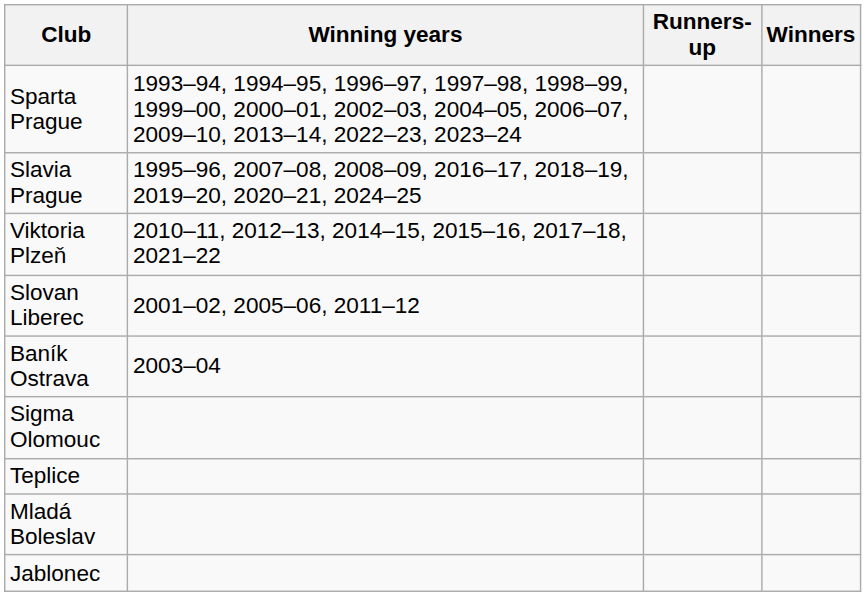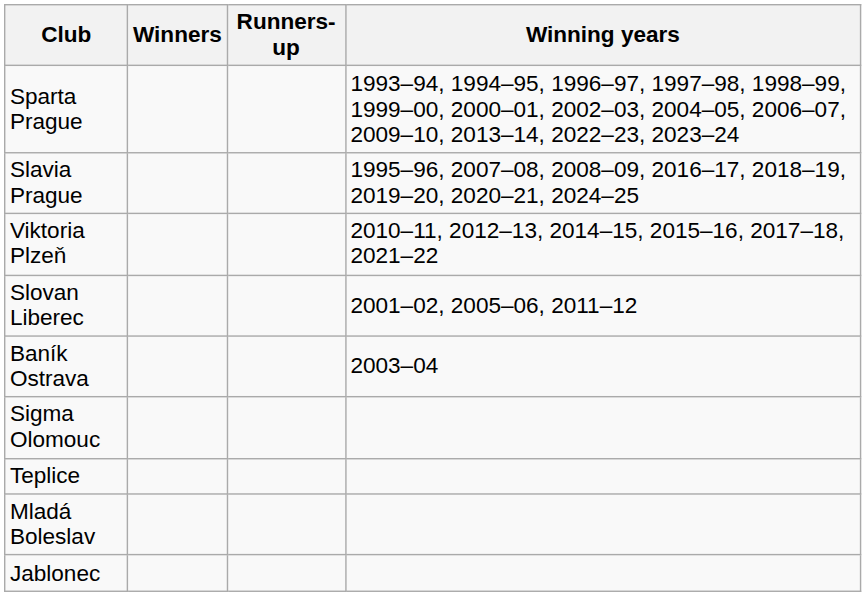columns swapped: (811, 35) <-> (385, 35)
